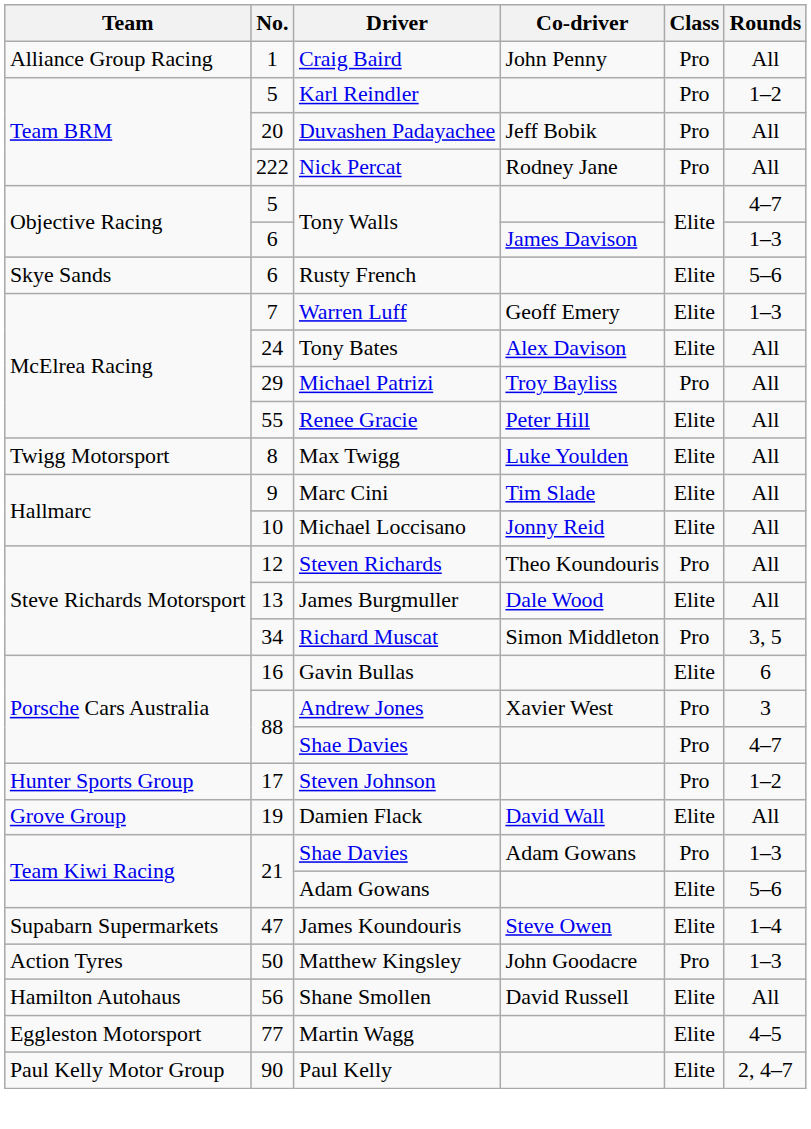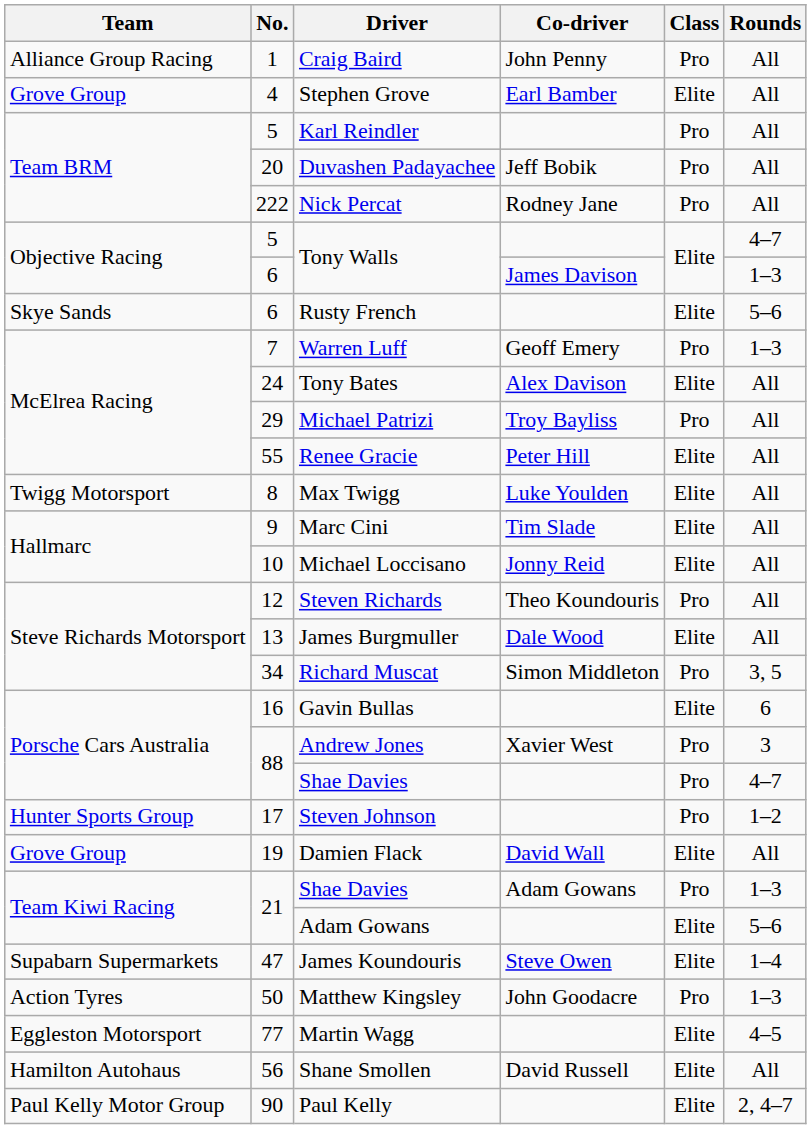+ row: (272, 95)
(765, 95) 1–2 -> (765, 131) All
(694, 311) Elite -> (694, 347) Pro
rows swapped: (272, 997) <-> (272, 1033)
